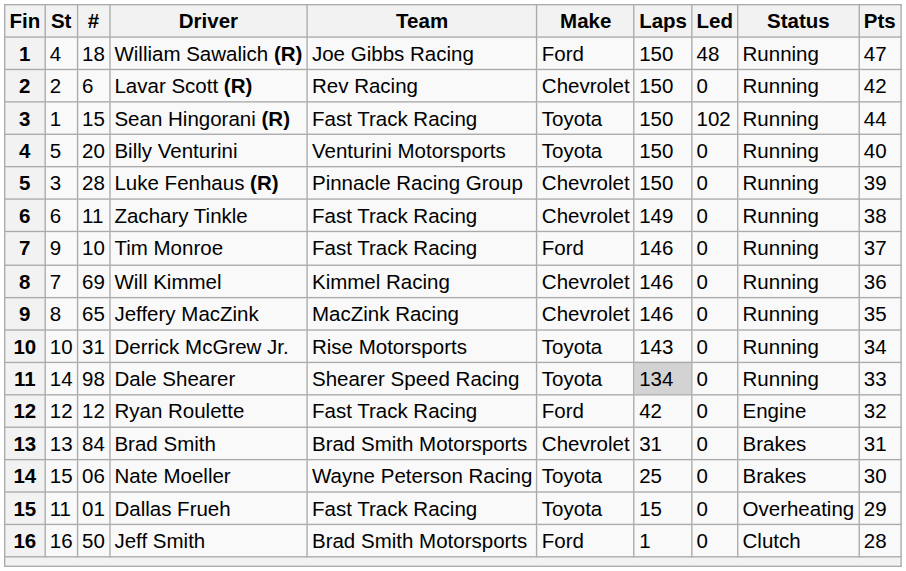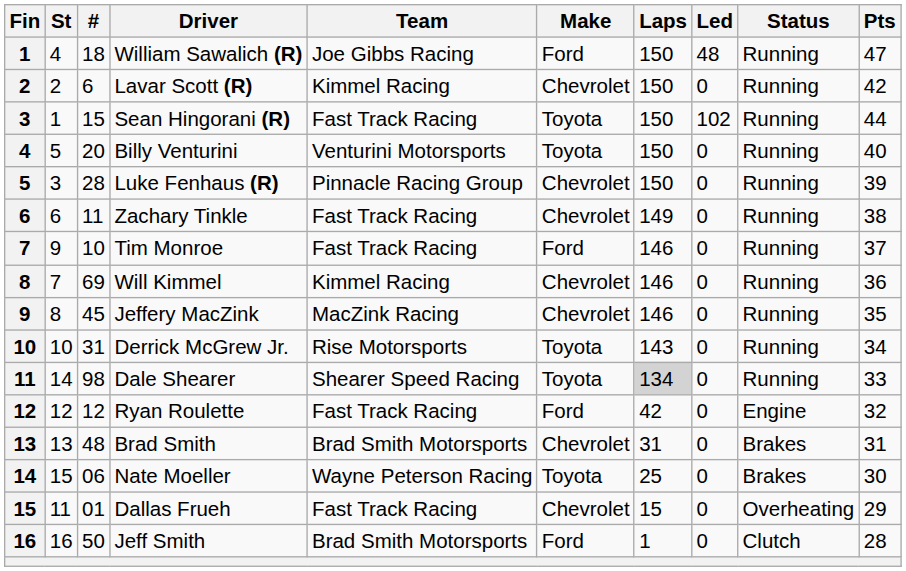(365, 86) Rev Racing -> (381, 86) Kimmel Racing
(94, 313) 65 -> (94, 313) 45
(94, 443) 84 -> (94, 443) 48
(572, 508) Toyota -> (586, 508) Chevrolet
